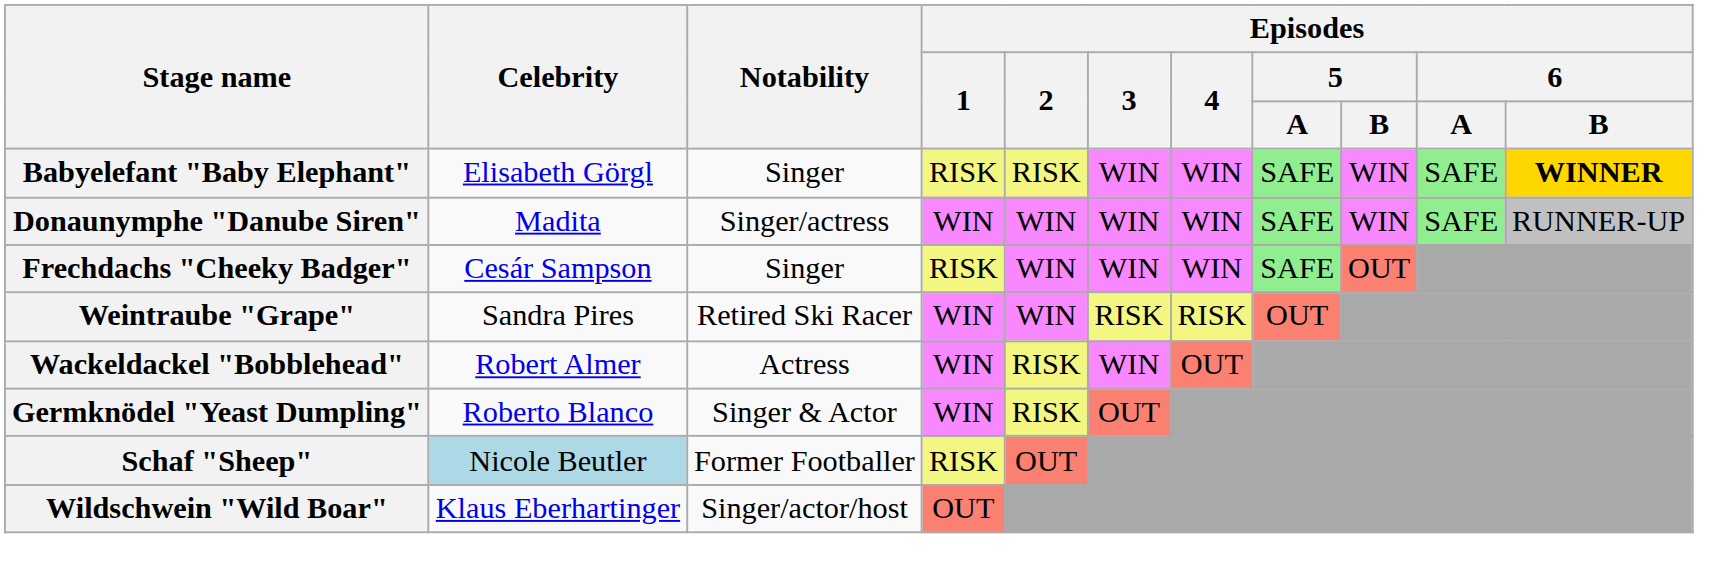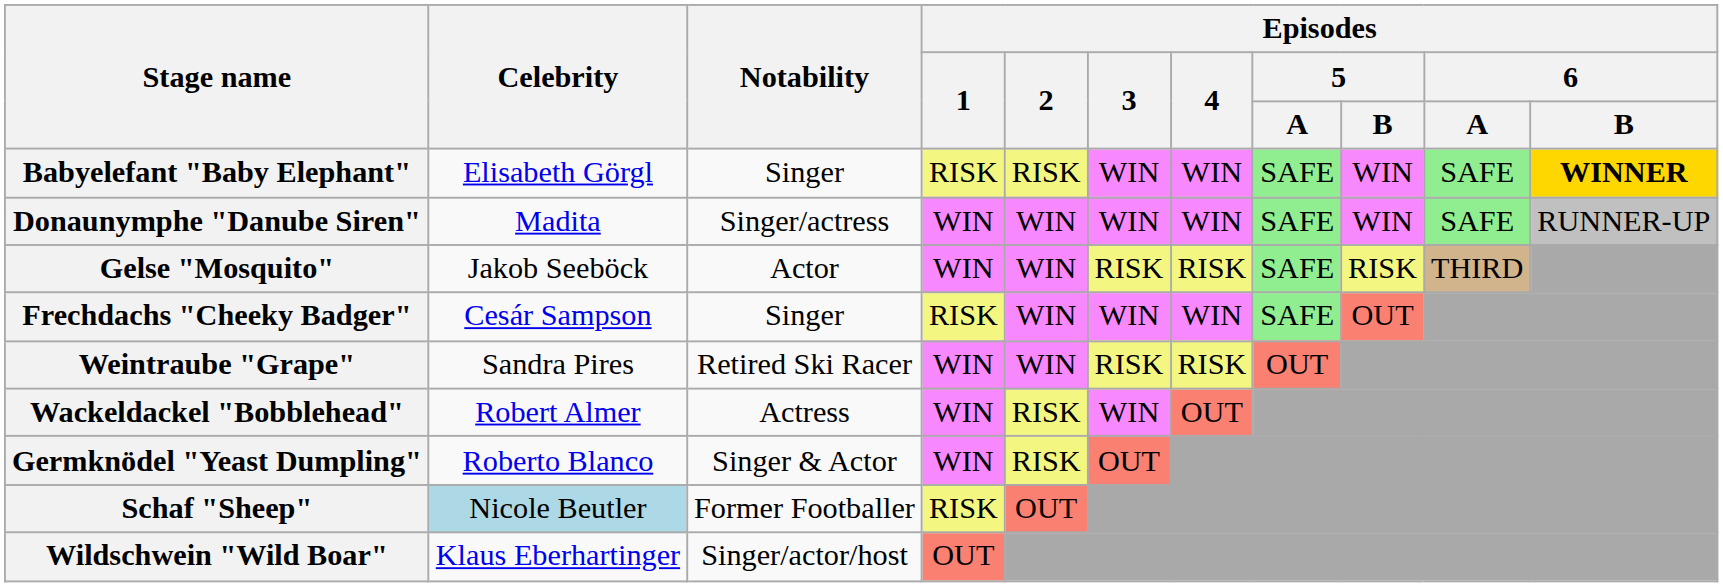+ row: (217, 268)
